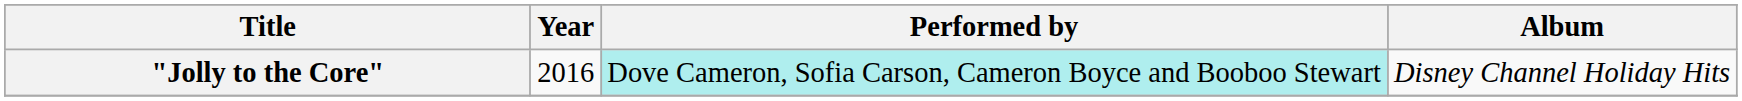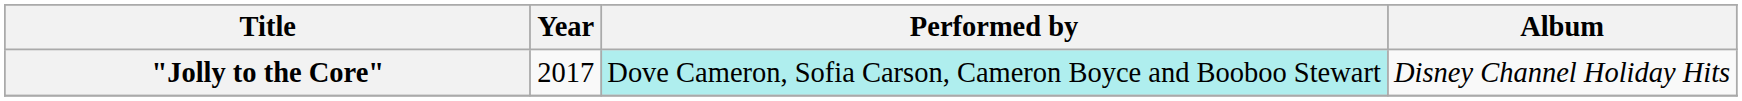(566, 72) 2016 -> (566, 72) 2017
